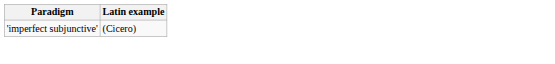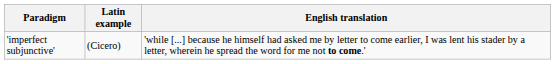+ column: (346, 18)
